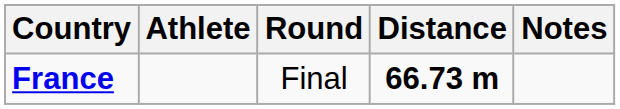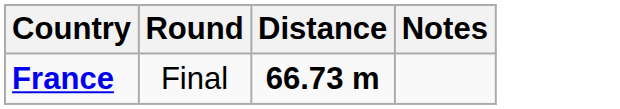- column: (198, 29)
